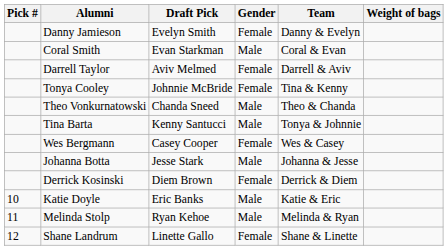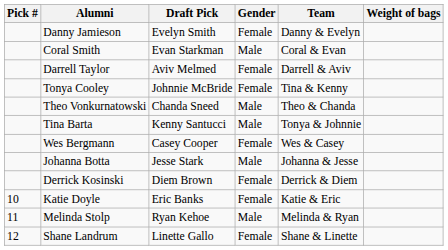(250, 198) Male -> (255, 198) Female
